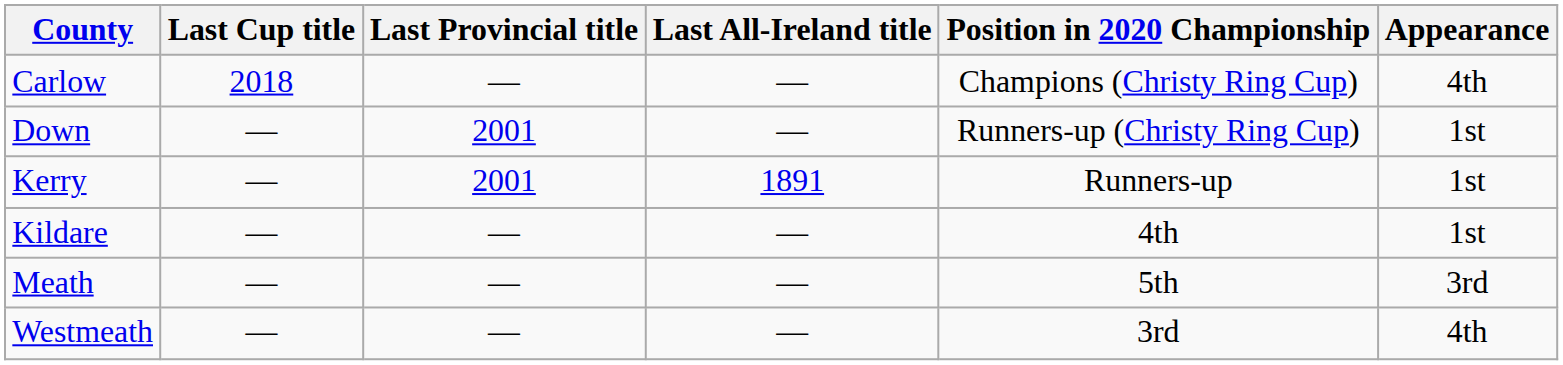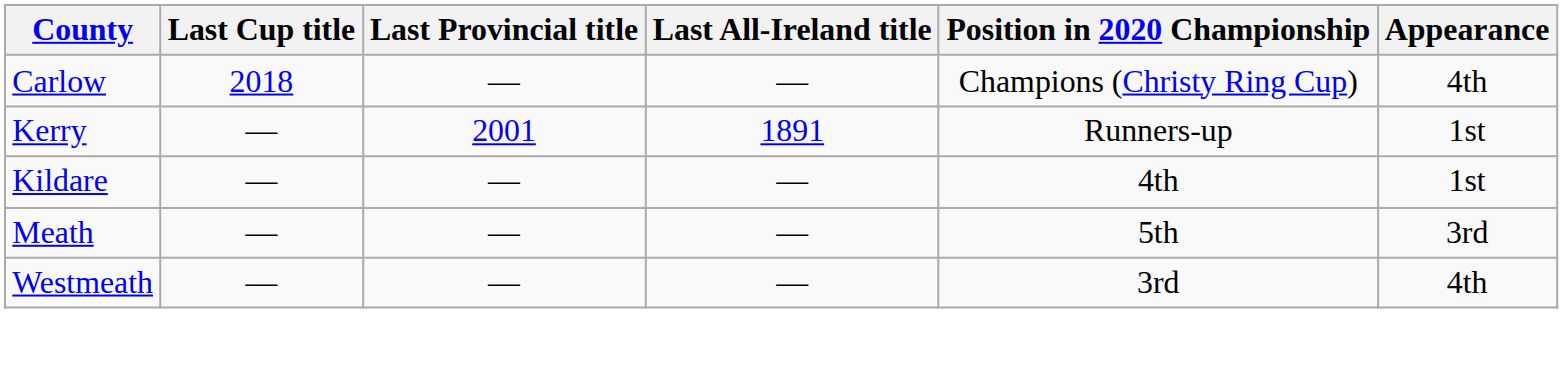- row: (51, 130)
